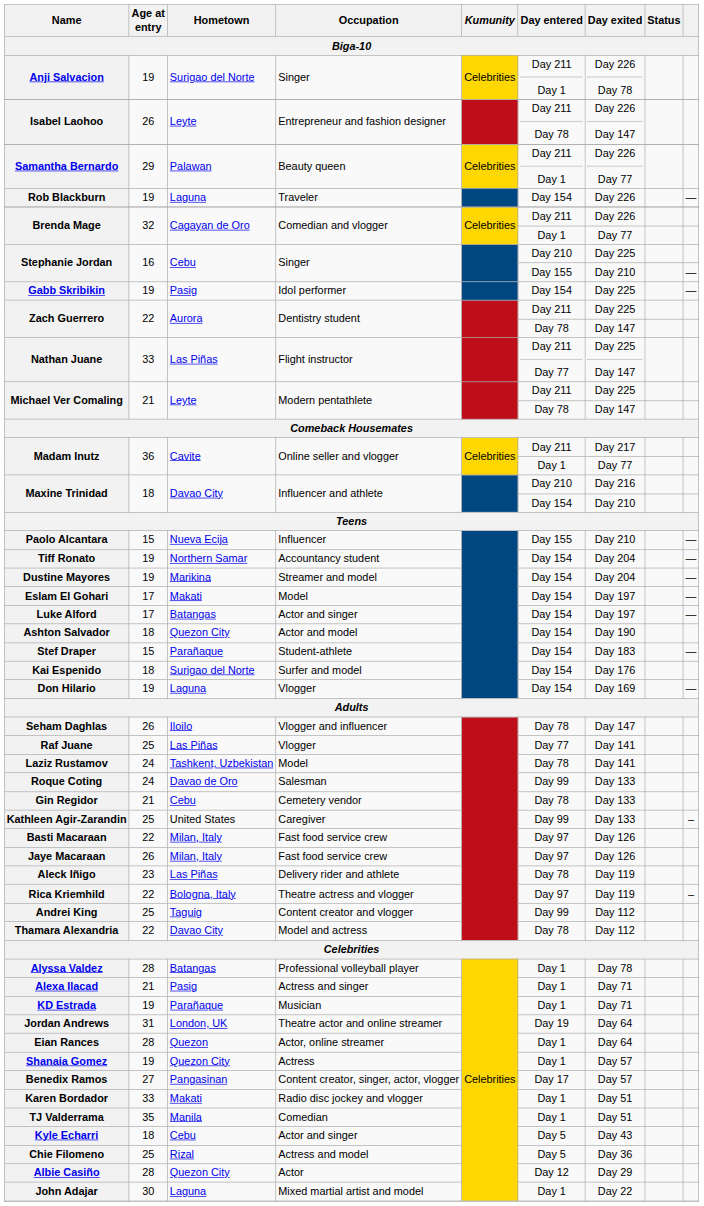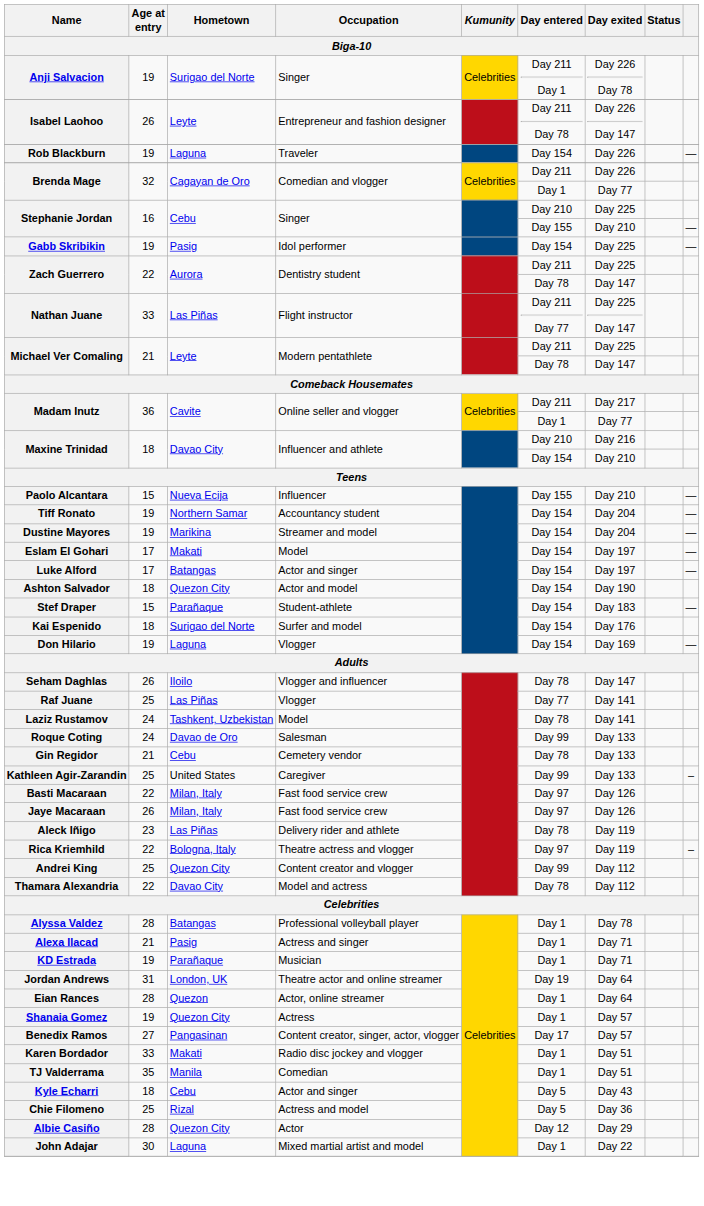- row: (67, 166)
(186, 912) Taguig -> (200, 868) Quezon City
